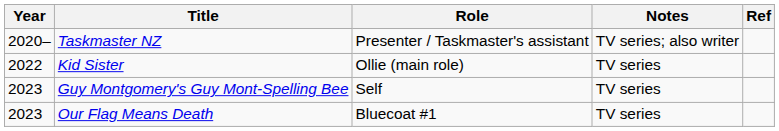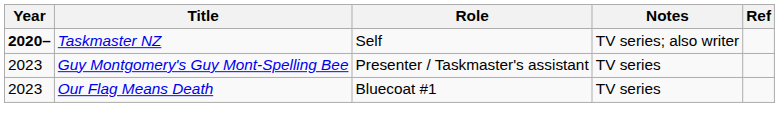(29, 41) normal -> (29, 41) bold
(472, 41) Presenter / Taskmaster's assistant -> (369, 41) Self
- row: (91, 65)
(369, 89) Self -> (472, 65) Presenter / Taskmaster's assistant
